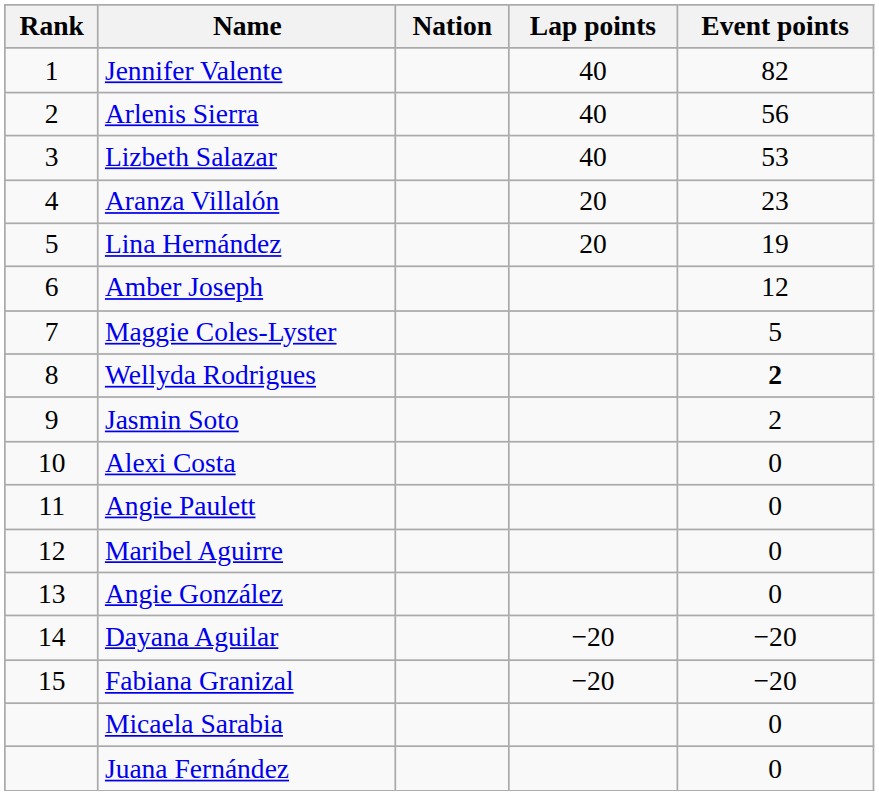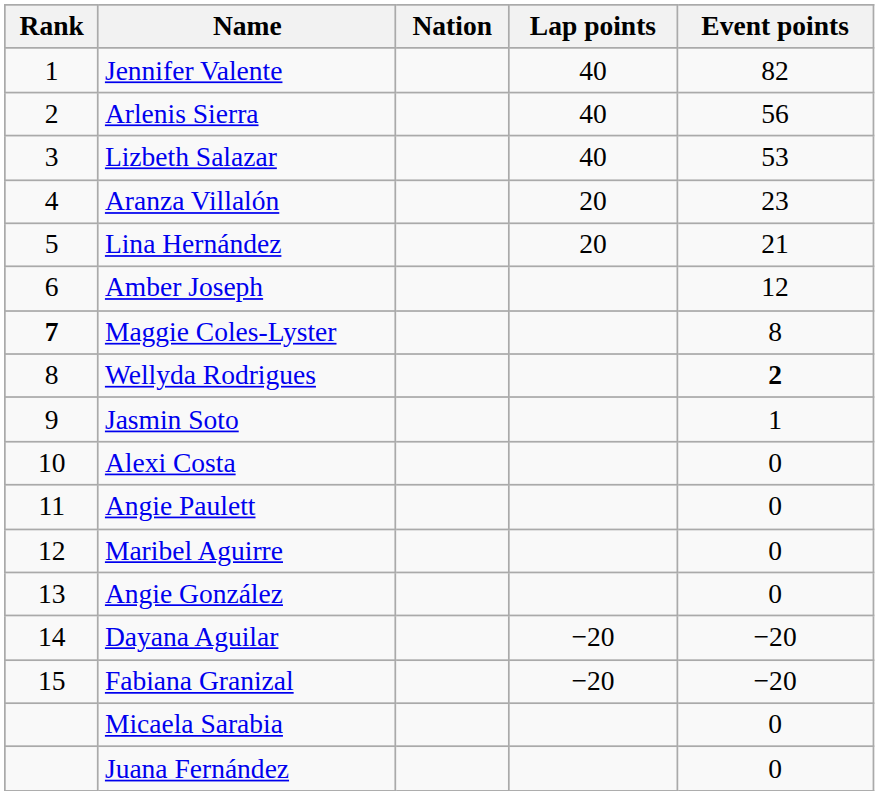(775, 244) 19 -> (775, 244) 21
(52, 331) normal -> (52, 331) bold
(775, 331) 5 -> (775, 331) 8
(775, 419) 2 -> (775, 419) 1
